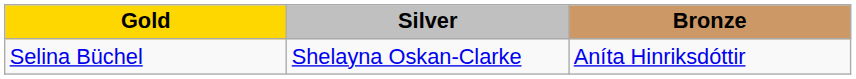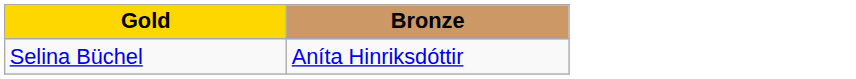- column: (428, 21)
